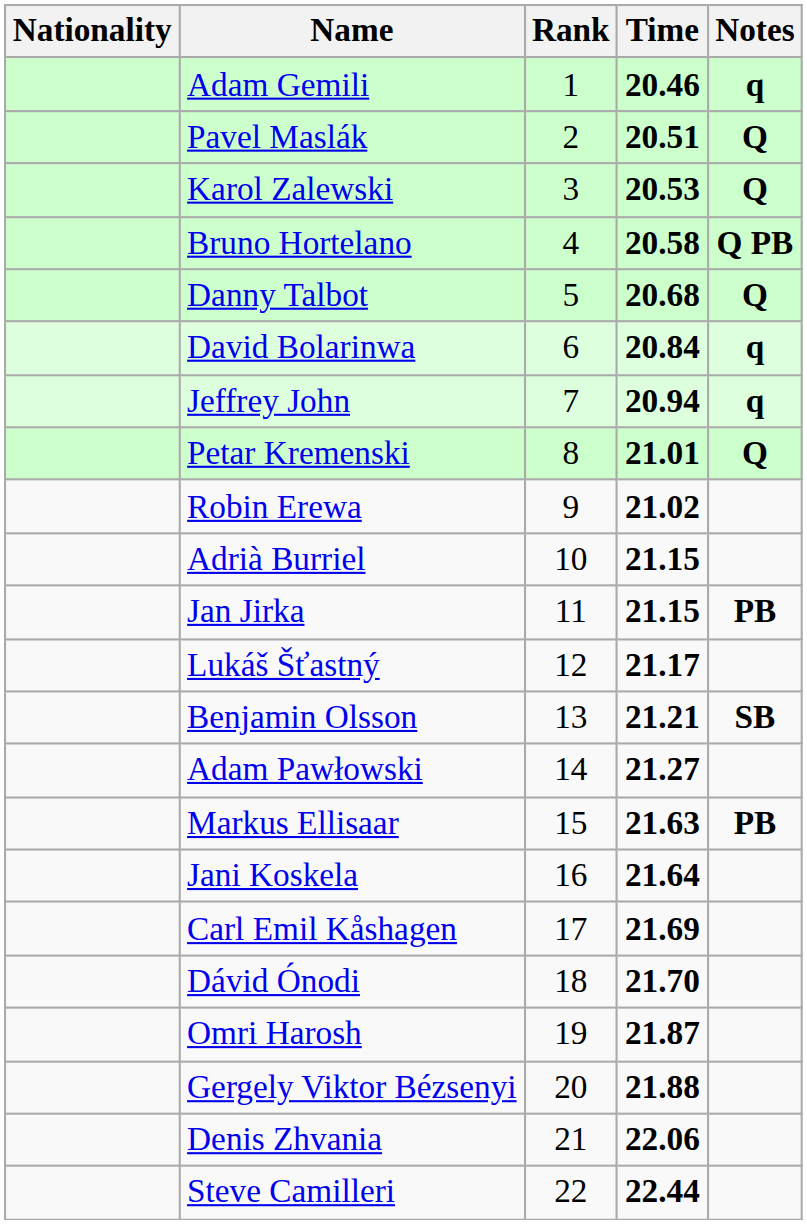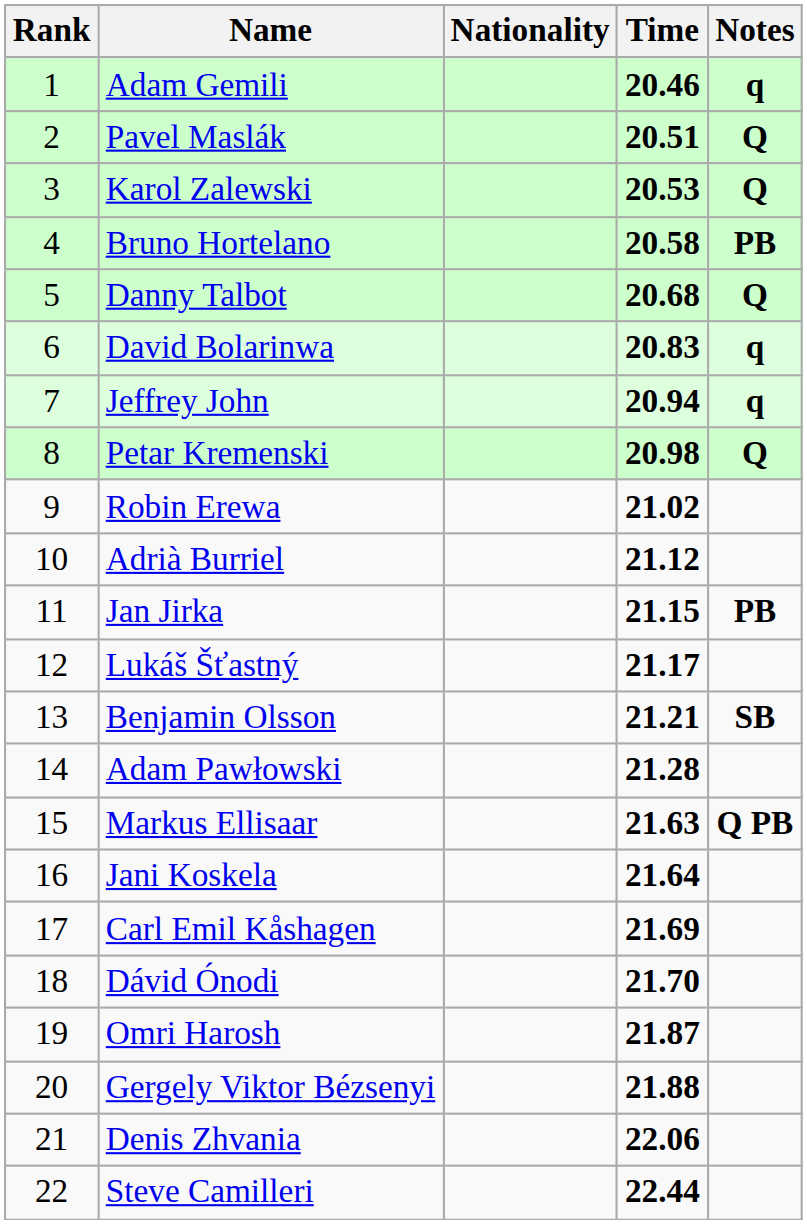columns swapped: (571, 30) <-> (92, 30)
(755, 242) Q PB -> (755, 242) PB
(662, 347) 20.84 -> (662, 347) 20.83
(662, 453) 21.01 -> (662, 453) 20.98
(662, 558) 21.15 -> (662, 558) 21.12
(662, 769) 21.27 -> (662, 769) 21.28
(755, 822) PB -> (755, 822) Q PB
